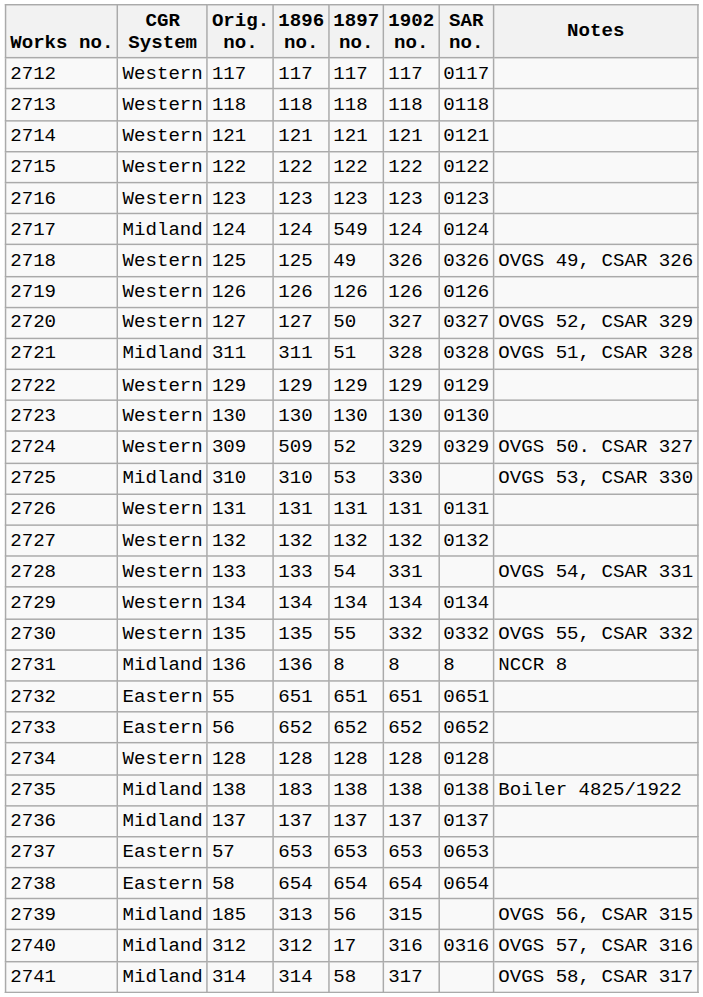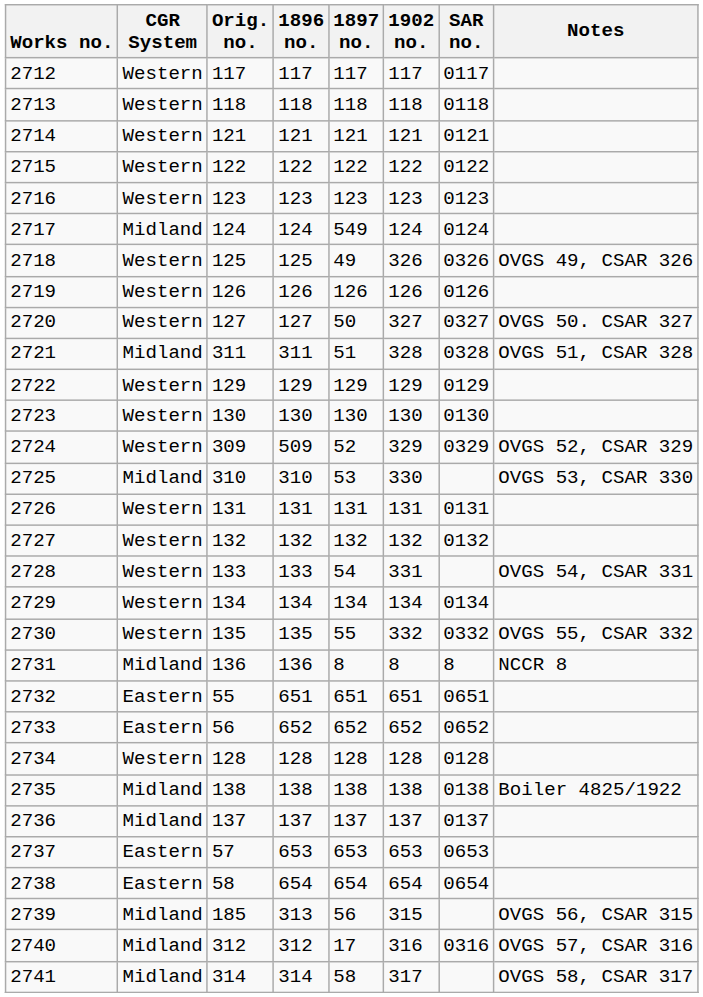(596, 323) OVGS 52, CSAR 329 -> (596, 323) OVGS 50. CSAR 327
(596, 447) OVGS 50. CSAR 327 -> (596, 447) OVGS 52, CSAR 329
(296, 790) 183 -> (296, 790) 138
